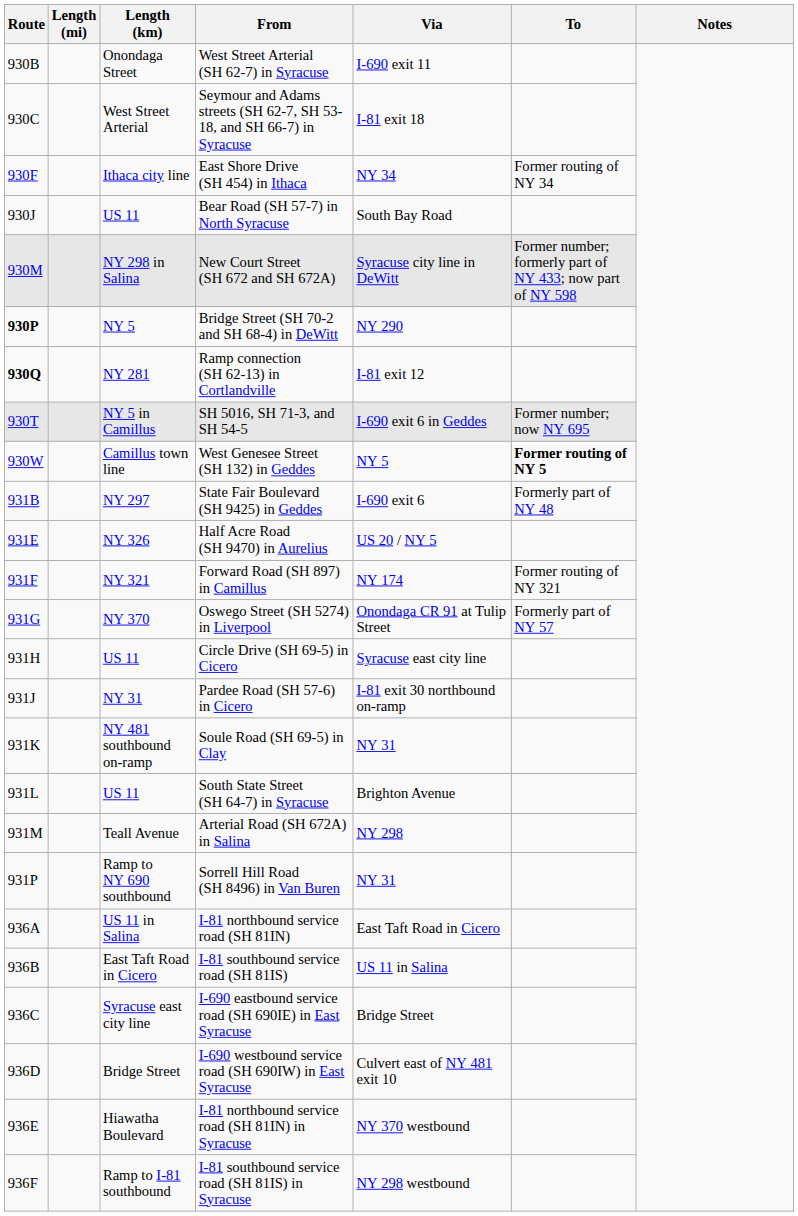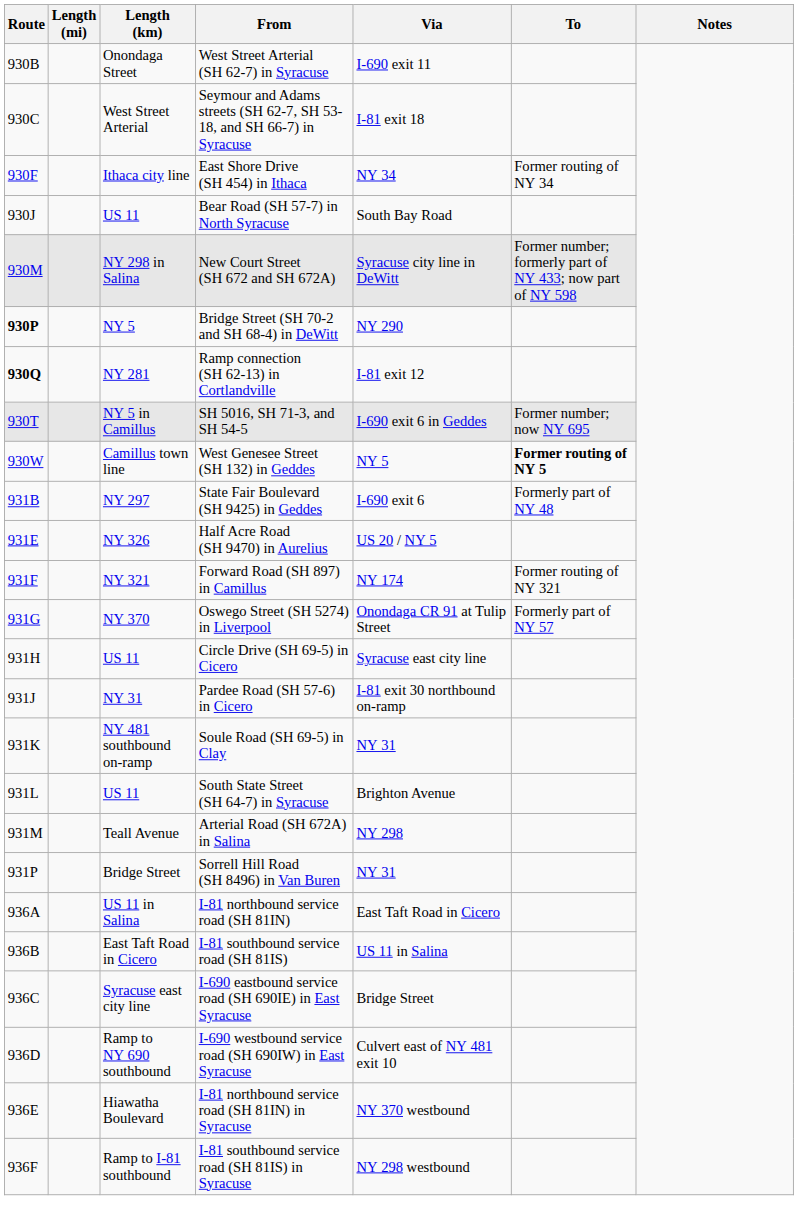(137, 880) Ramp to NY 690 southbound -> (142, 872) Bridge Street
(142, 1071) Bridge Street -> (137, 1054) Ramp to NY 690 southbound
